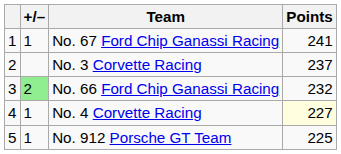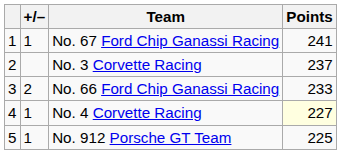(28, 89) lightgreen background -> (28, 89) no background
(320, 89) 232 -> (320, 89) 233
